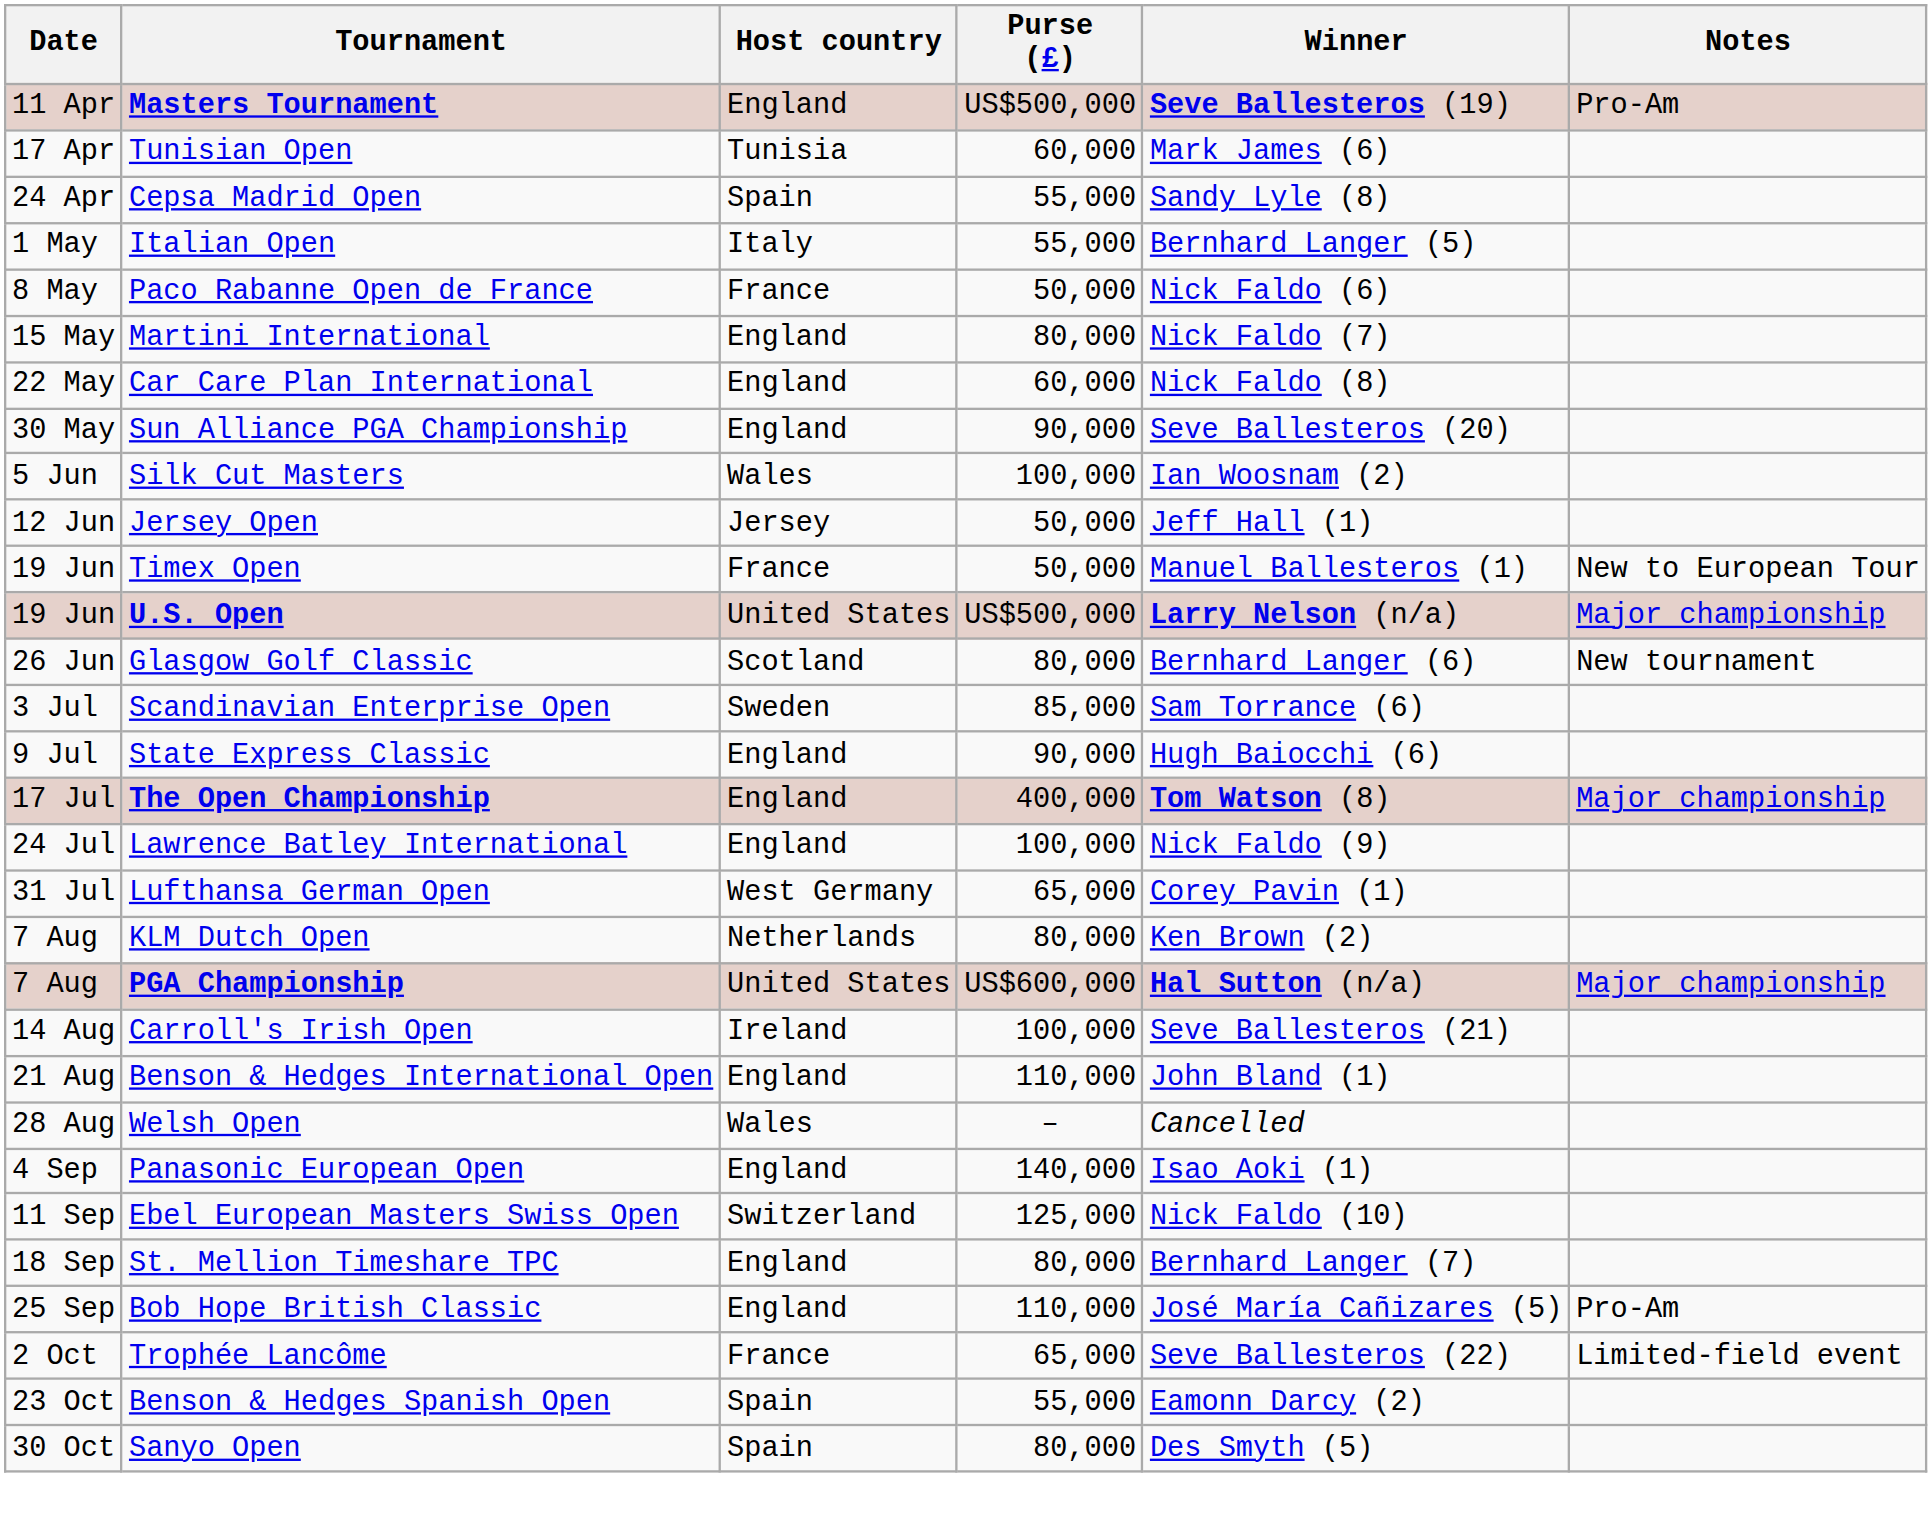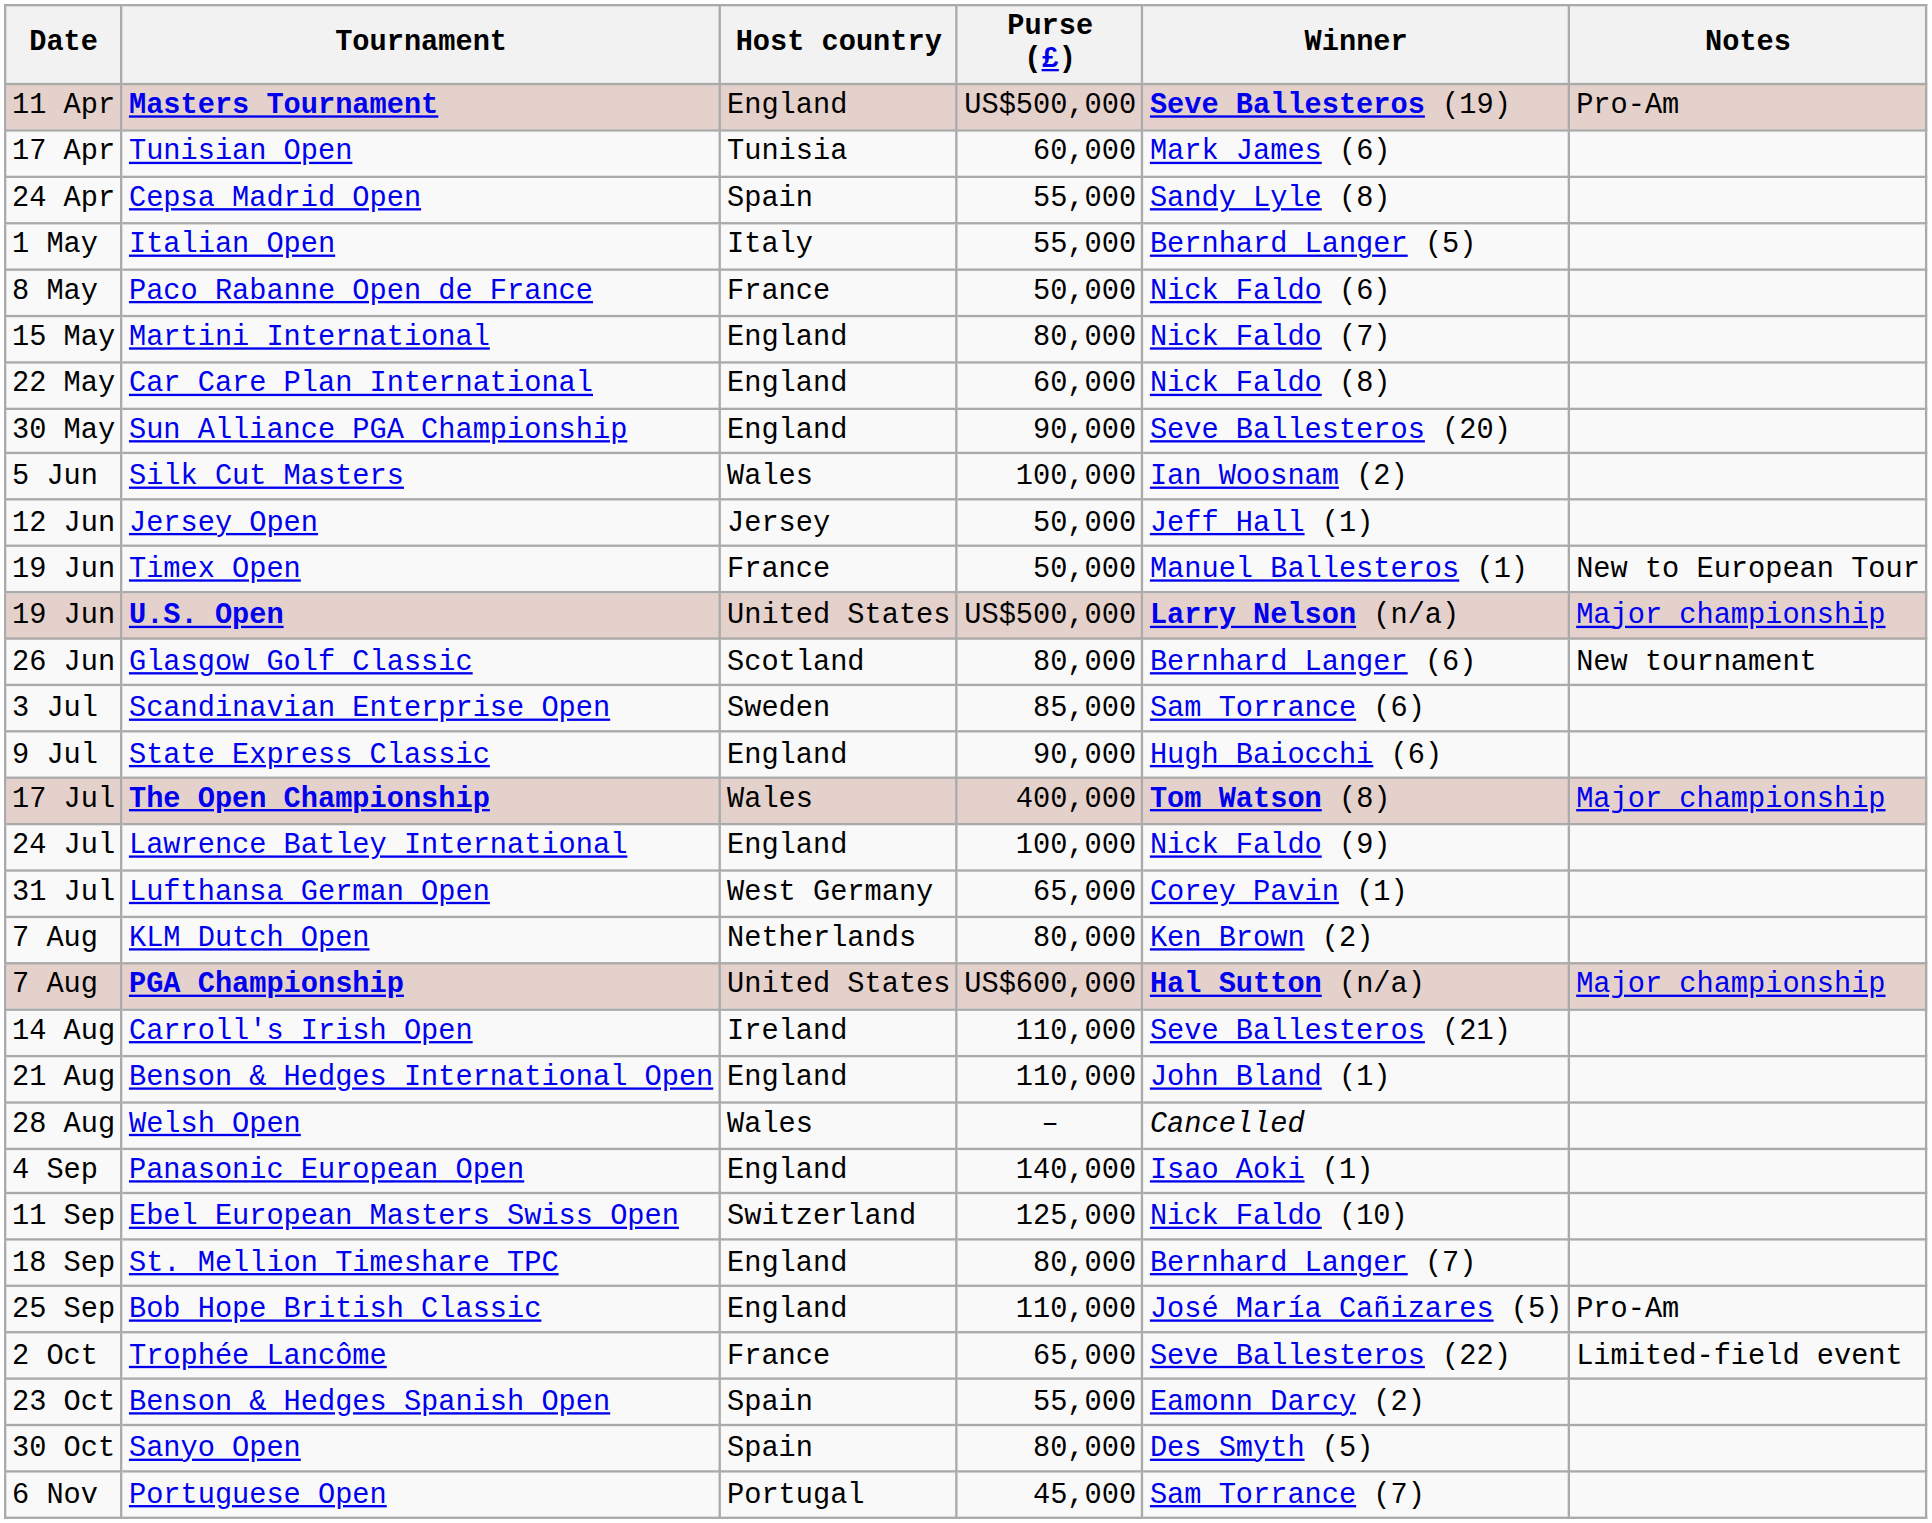(787, 801) England -> (770, 801) Wales
(1076, 1032) 100,000 -> (1076, 1032) 110,000
+ row: (258, 1495)
